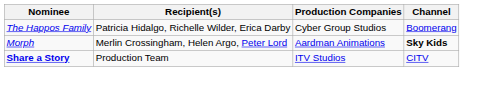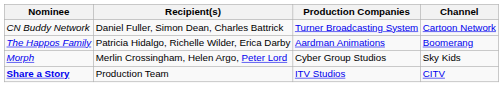+ row: (48, 27)
(340, 27) Cyber Group Studios -> (340, 43) Aardman Animations
(340, 43) Aardman Animations -> (340, 58) Cyber Group Studios
(427, 43) bold -> (442, 58) normal
